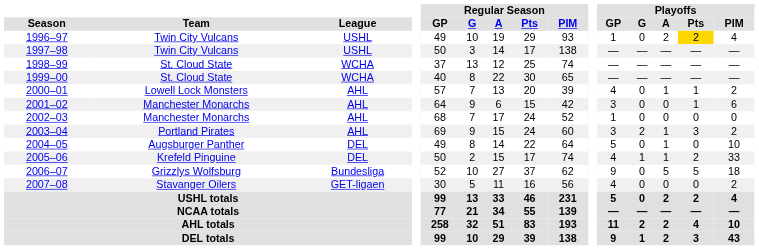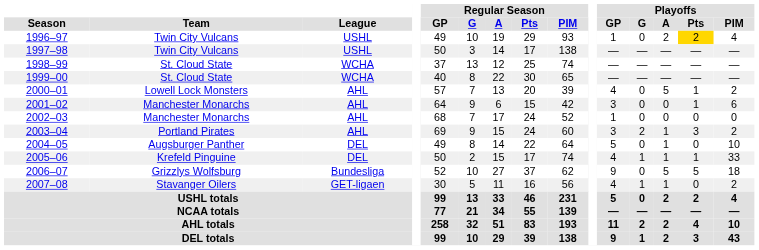(666, 91) 1 -> (666, 91) 5
(696, 158) 2 -> (696, 158) 1
(642, 185) 0 -> (642, 185) 1
(666, 185) 0 -> (666, 185) 1
